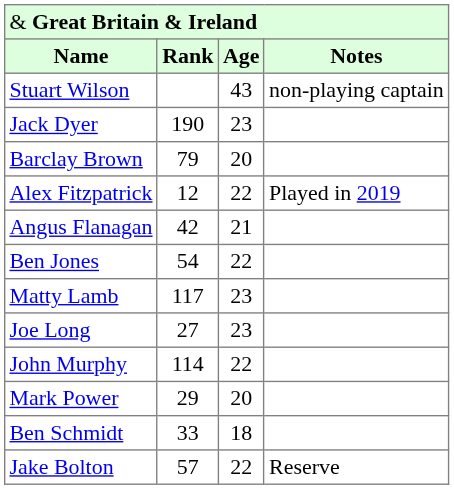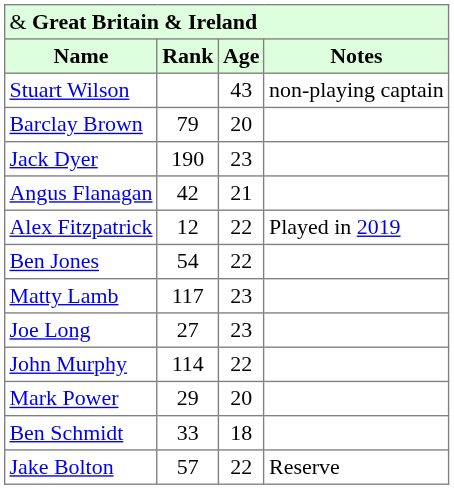rows swapped: (76, 158) <-> (54, 124)
rows swapped: (81, 192) <-> (81, 227)
